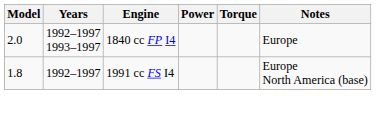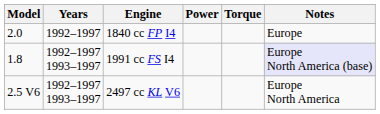(73, 40) 1992–1997 1993–1997 -> (73, 33) 1992–1997
(73, 73) 1992–1997 -> (73, 59) 1992–1997 1993–1997
(315, 73) no background -> (320, 59) lavender background
+ row: (143, 92)
